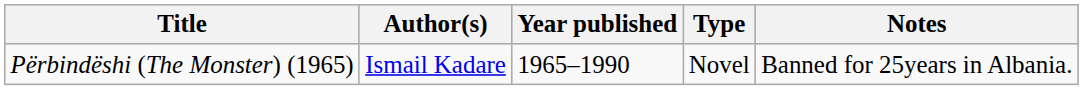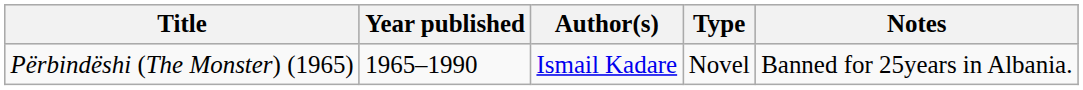columns swapped: (436, 24) <-> (597, 24)
